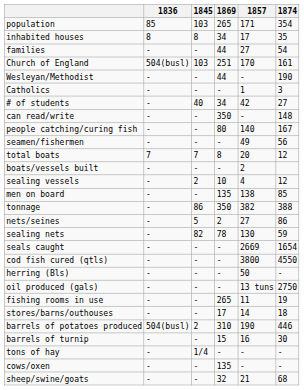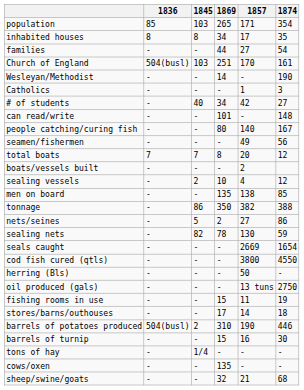(222, 77) 44 -> (222, 77) 14
(224, 116) 350 -> (224, 116) 101
(224, 300) 265 -> (222, 300) 15
